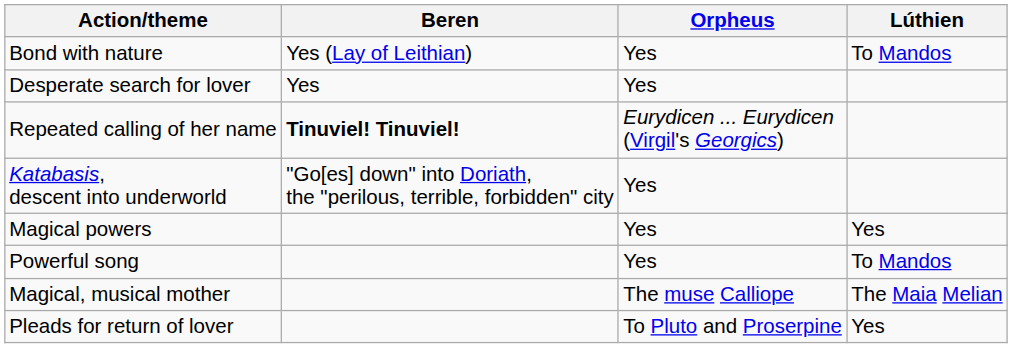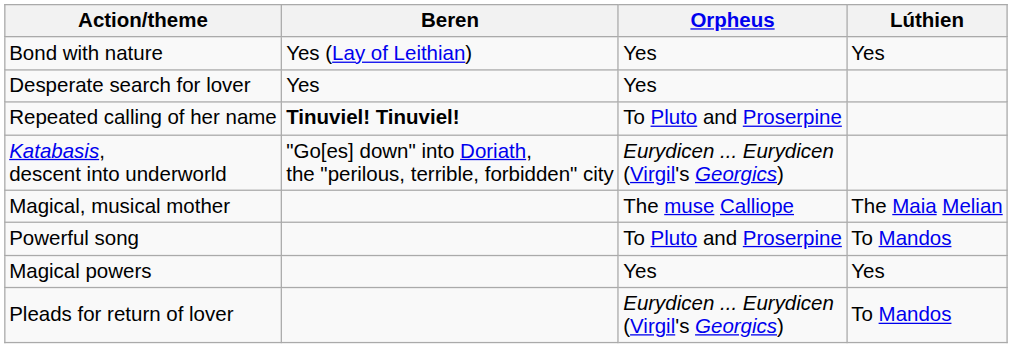(901, 53) To Mandos -> (868, 53) Yes
(729, 129) Eurydicen ... Eurydicen (Virgil's Georgics) -> (733, 118) To Pluto and Proserpine
(640, 185) Yes -> (729, 162) Eurydicen ... Eurydicen (Virgil's Georgics)
rows swapped: (120, 294) <-> (80, 229)
(640, 261) Yes -> (733, 238) To Pluto and Proserpine
(733, 326) To Pluto and Proserpine -> (729, 315) Eurydicen ... Eurydicen (Virgil's Georgics)
(868, 326) Yes -> (901, 315) To Mandos
